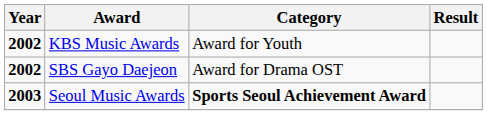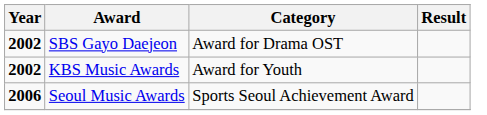rows swapped: (114, 43) <-> (113, 69)
(25, 95) 2003 -> (25, 95) 2006
(309, 95) bold -> (303, 95) normal
